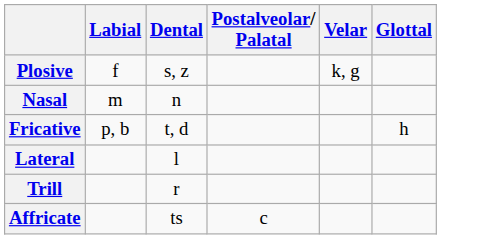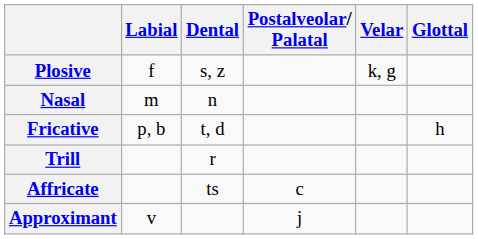- row: (45, 159)
+ row: (63, 218)
